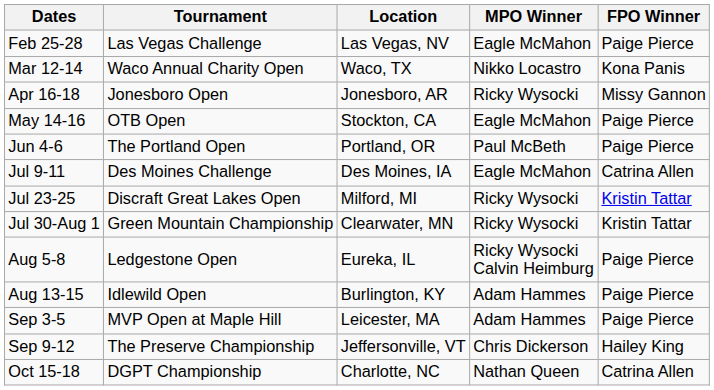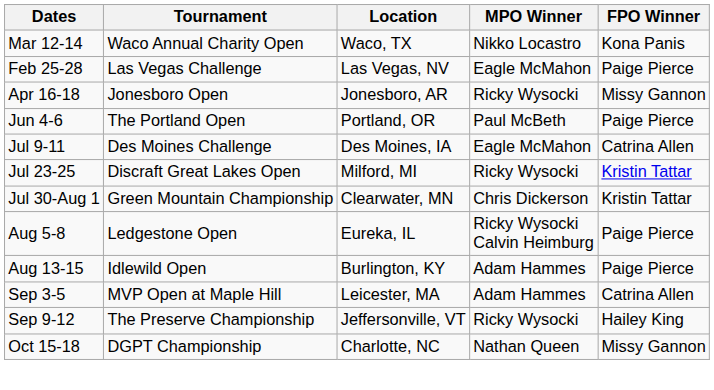rows swapped: (45, 43) <-> (45, 69)
- row: (47, 120)
(526, 224) Ricky Wysocki -> (531, 198) Chris Dickerson
(648, 320) Paige Pierce -> (648, 294) Catrina Allen
(531, 346) Chris Dickerson -> (526, 320) Ricky Wysocki
(648, 372) Catrina Allen -> (654, 346) Missy Gannon
